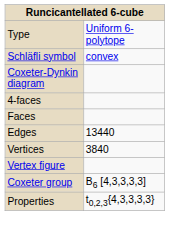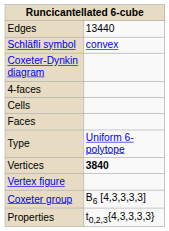rows swapped: (18, 34) <-> (22, 133)
+ row: (19, 105)
(97, 149) normal -> (97, 165) bold
